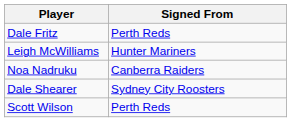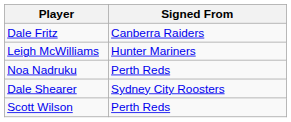(141, 33) Perth Reds -> (158, 33) Canberra Raiders
(158, 70) Canberra Raiders -> (141, 70) Perth Reds
